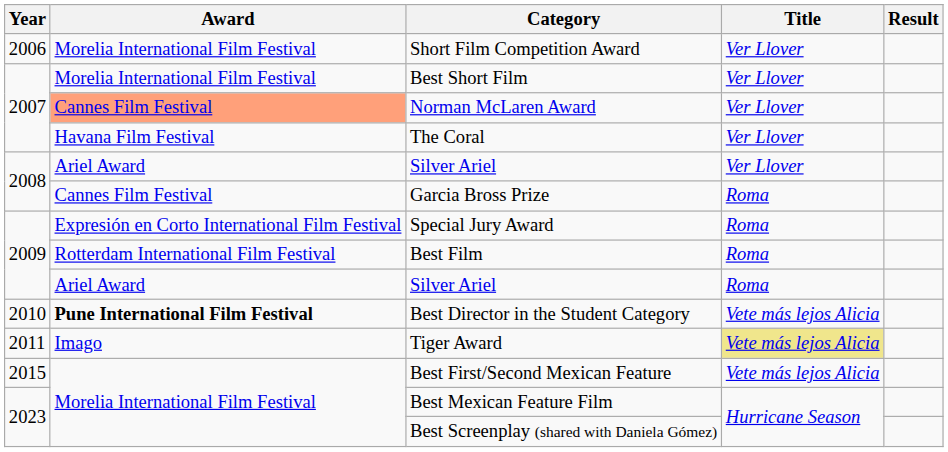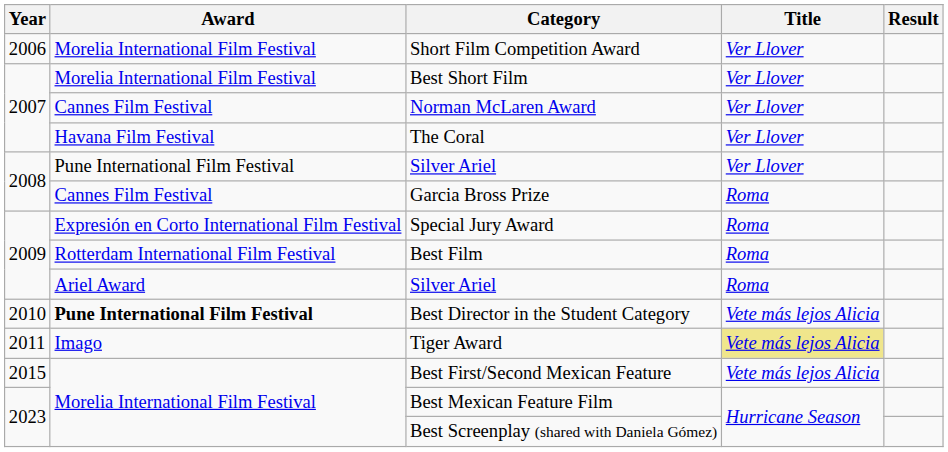(133, 107) lightsalmon background -> (133, 107) no background
(100, 166) Ariel Award -> (174, 166) Pune International Film Festival
